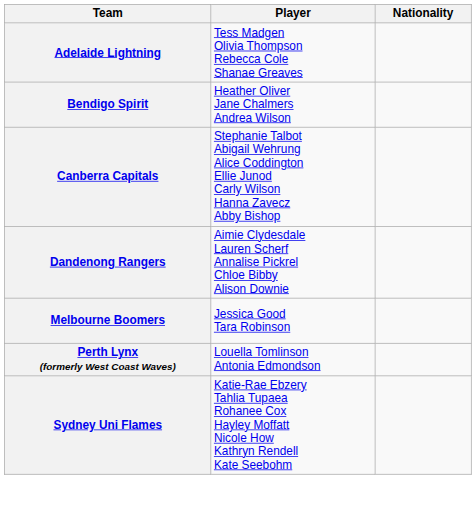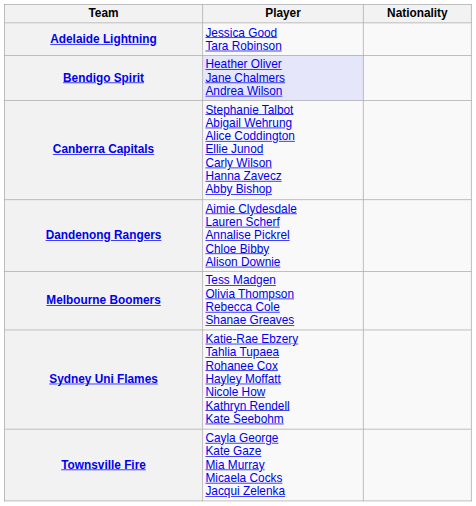(258, 52) Tess Madgen Olivia Thompson Rebecca Cole Shanae Greaves -> (244, 39) Jessica Good Tara Robinson
(254, 104) no background -> (245, 78) lavender background
(252, 320) Jessica Good Tara Robinson -> (250, 300) Tess Madgen Olivia Thompson Rebecca Cole Shanae Greaves
- row: (108, 359)
+ row: (104, 465)
